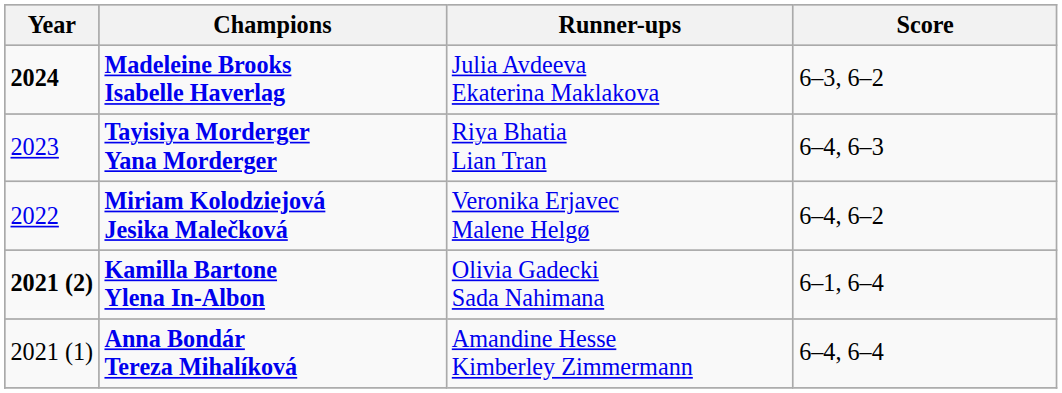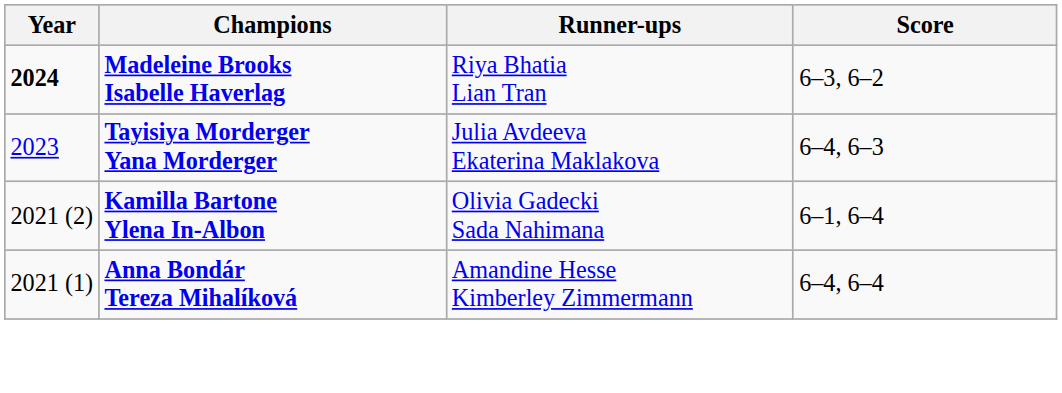(556, 79) Julia Avdeeva Ekaterina Maklakova -> (509, 79) Riya Bhatia Lian Tran
(509, 147) Riya Bhatia Lian Tran -> (556, 147) Julia Avdeeva Ekaterina Maklakova
- row: (215, 215)
(52, 284) bold -> (52, 215) normal
